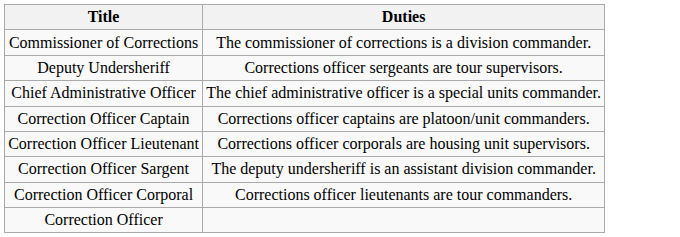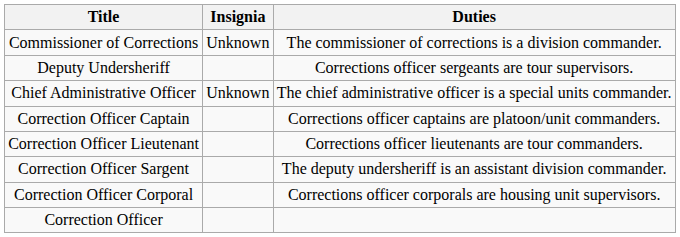+ column: (238, 17)
(404, 144) Corrections officer corporals are housing unit supervisors. -> (474, 144) Corrections officer lieutenants are tour commanders.
(404, 194) Corrections officer lieutenants are tour commanders. -> (474, 194) Corrections officer corporals are housing unit supervisors.
